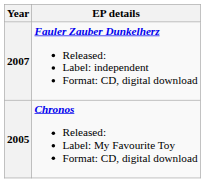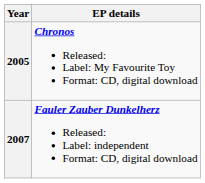rows swapped: (18, 139) <-> (18, 61)
